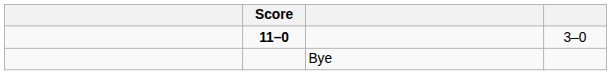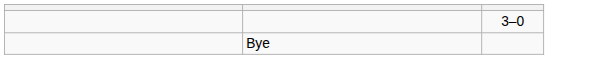- column: (274, 15)
